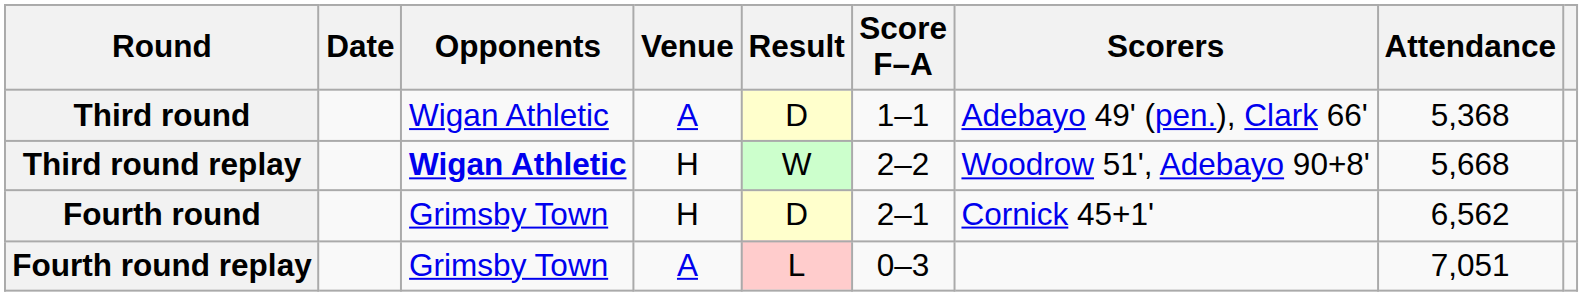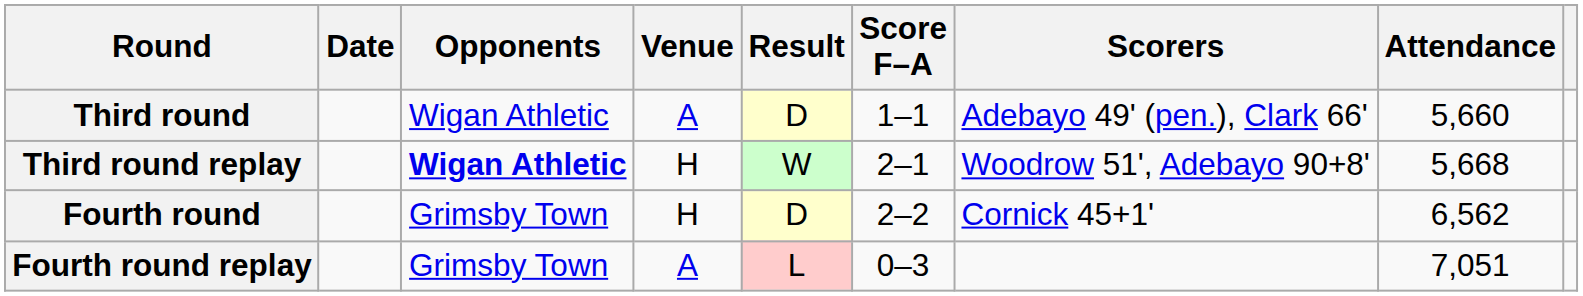(1470, 114) 5,368 -> (1470, 114) 5,660
(903, 164) 2–2 -> (903, 164) 2–1
(903, 214) 2–1 -> (903, 214) 2–2
